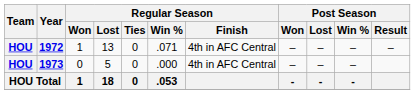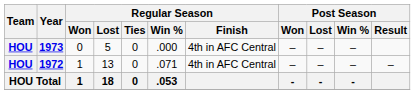rows swapped: (51, 47) <-> (51, 64)
